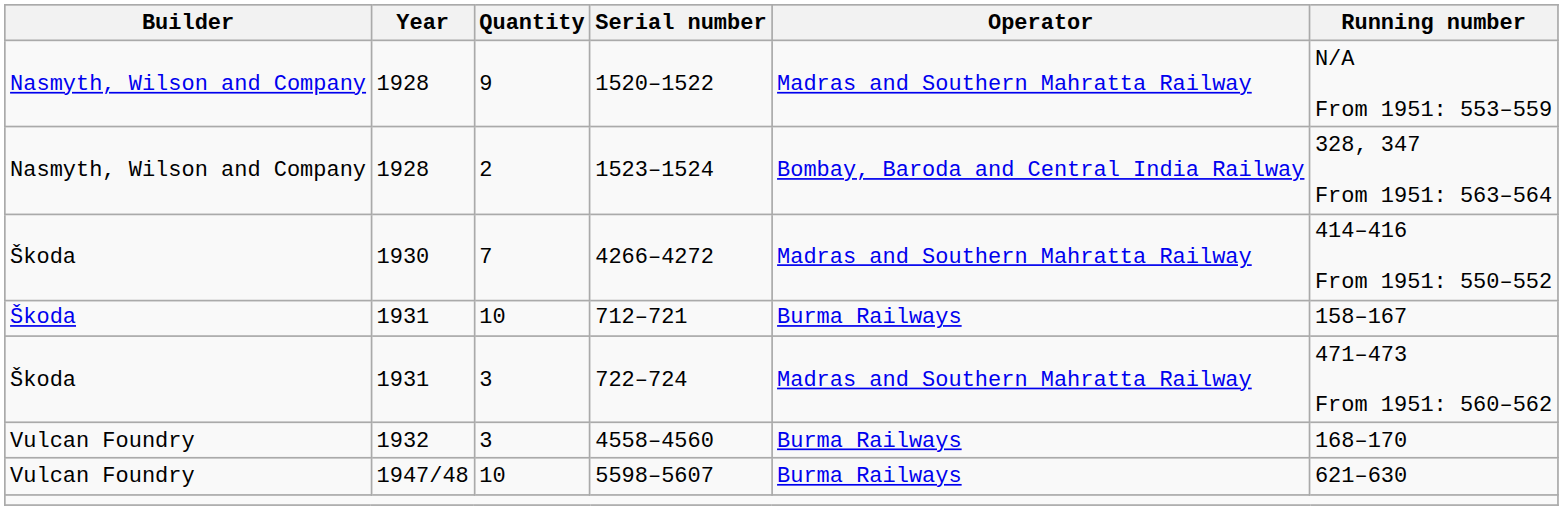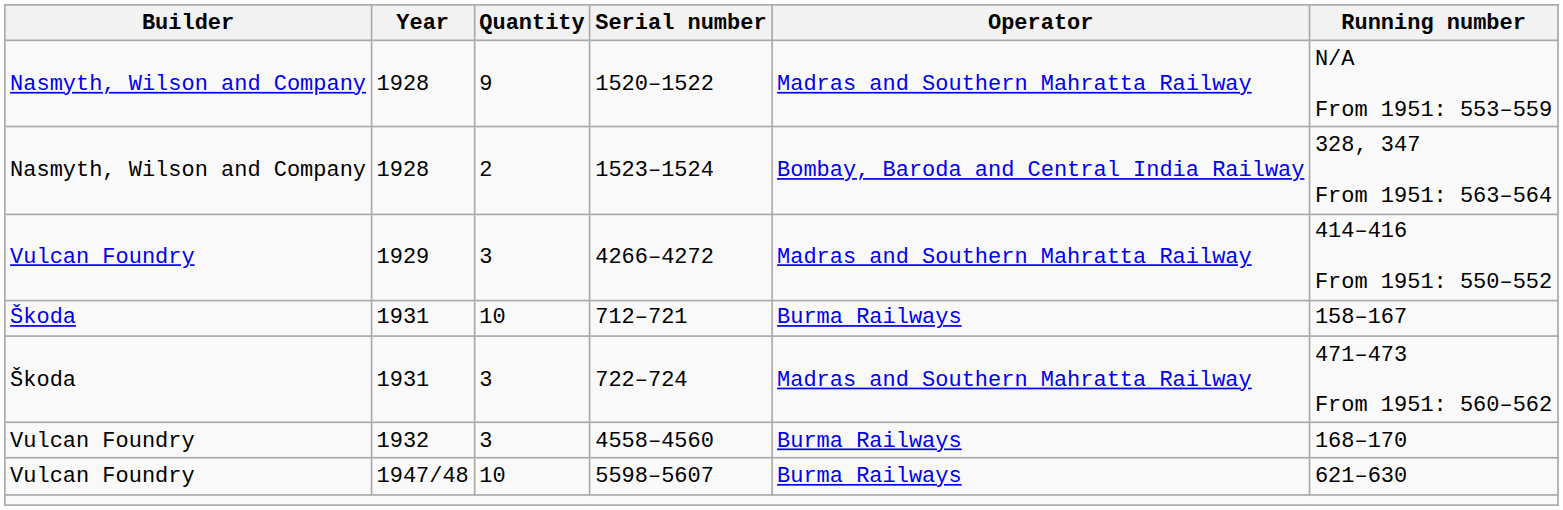(43, 257) Škoda -> (102, 257) Vulcan Foundry
(403, 257) 1930 -> (403, 257) 1929
(486, 257) 7 -> (486, 257) 3
